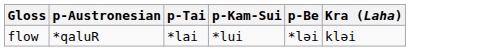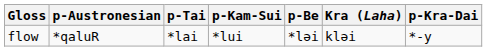+ column: (443, 15)
